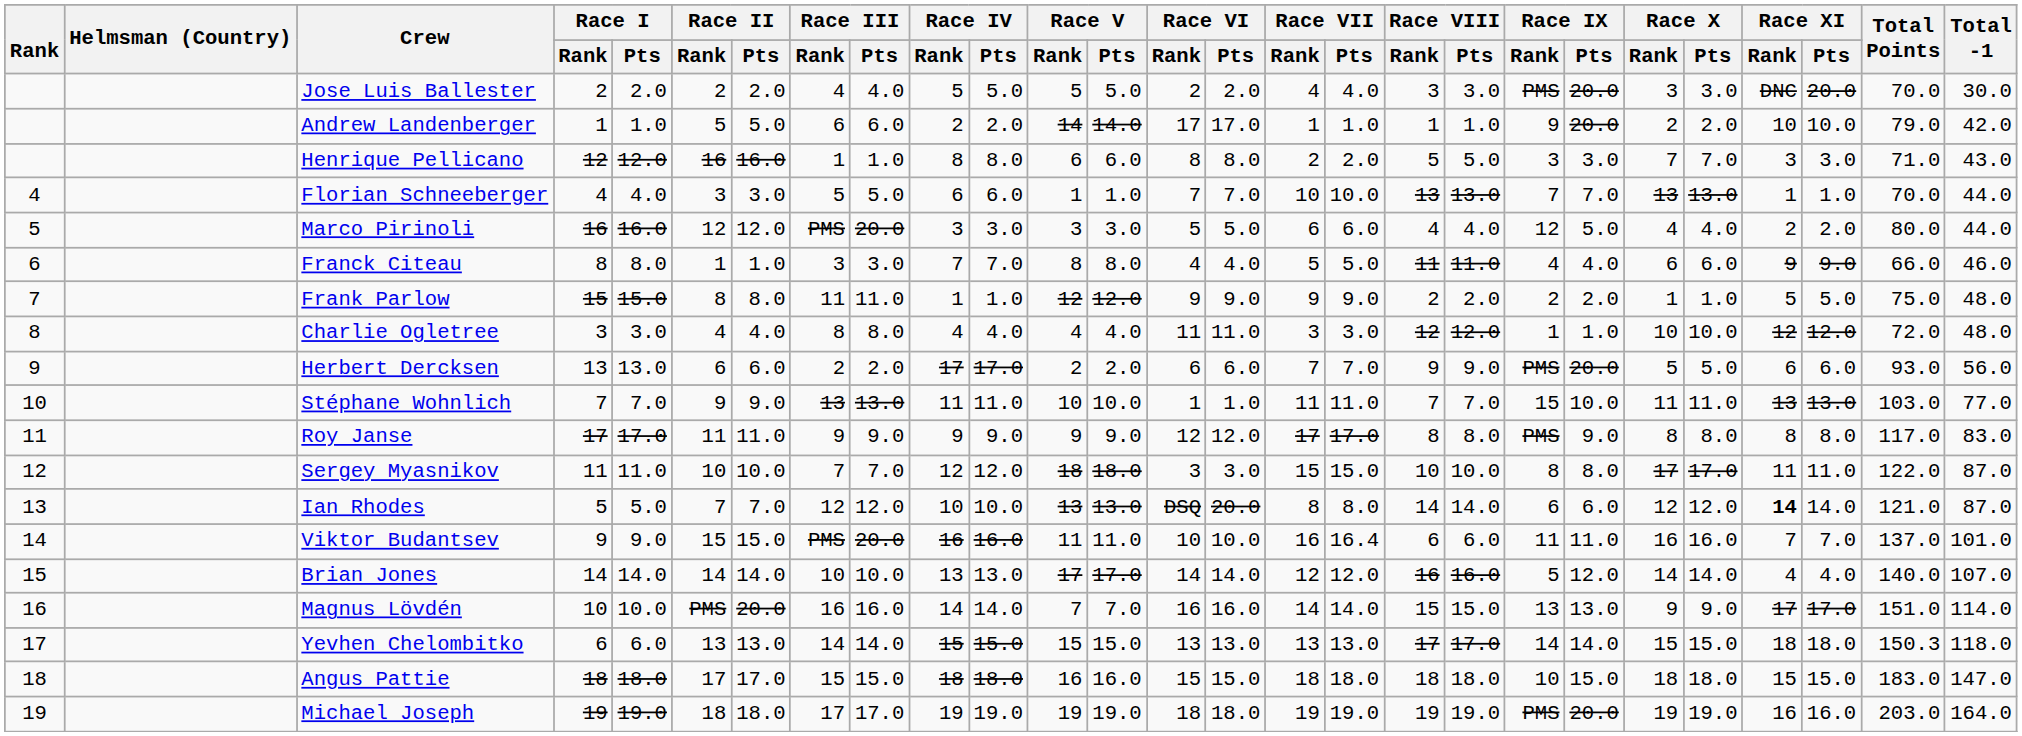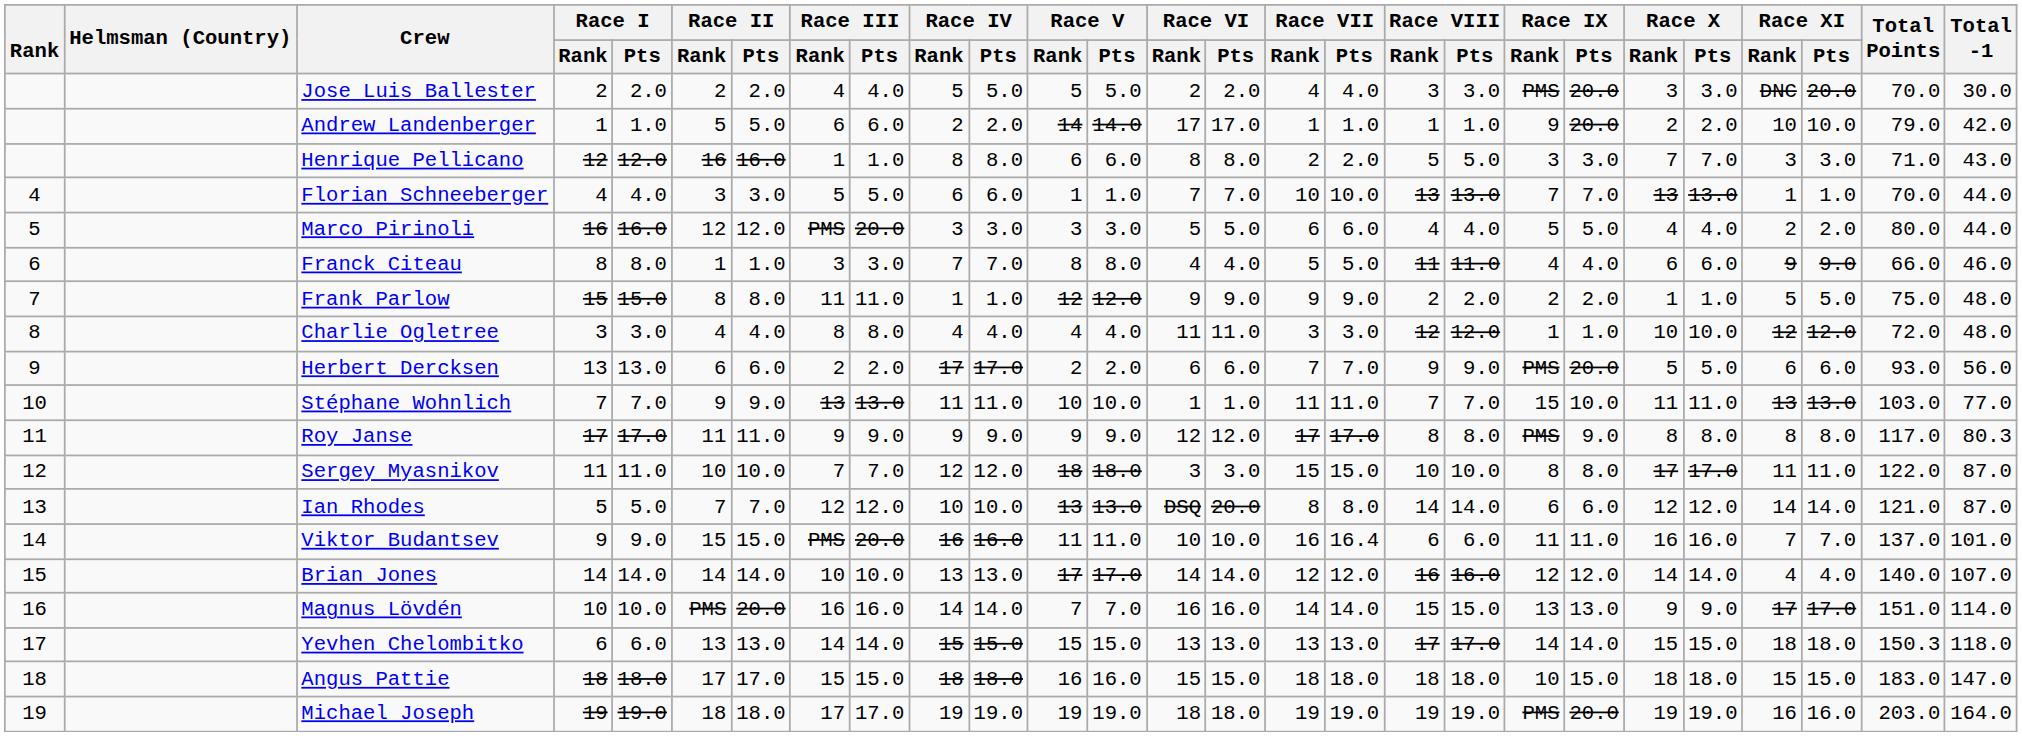(1547, 229) 12 -> (1553, 229) 5
(1987, 437) 83.0 -> (1987, 437) 80.3
(1785, 506) bold -> (1785, 506) normal
(1553, 575) 5 -> (1547, 575) 12
